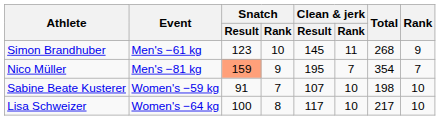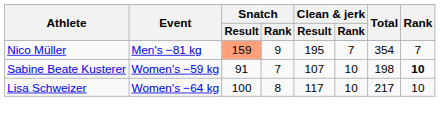- row: (56, 50)
(418, 88) normal -> (418, 69) bold
